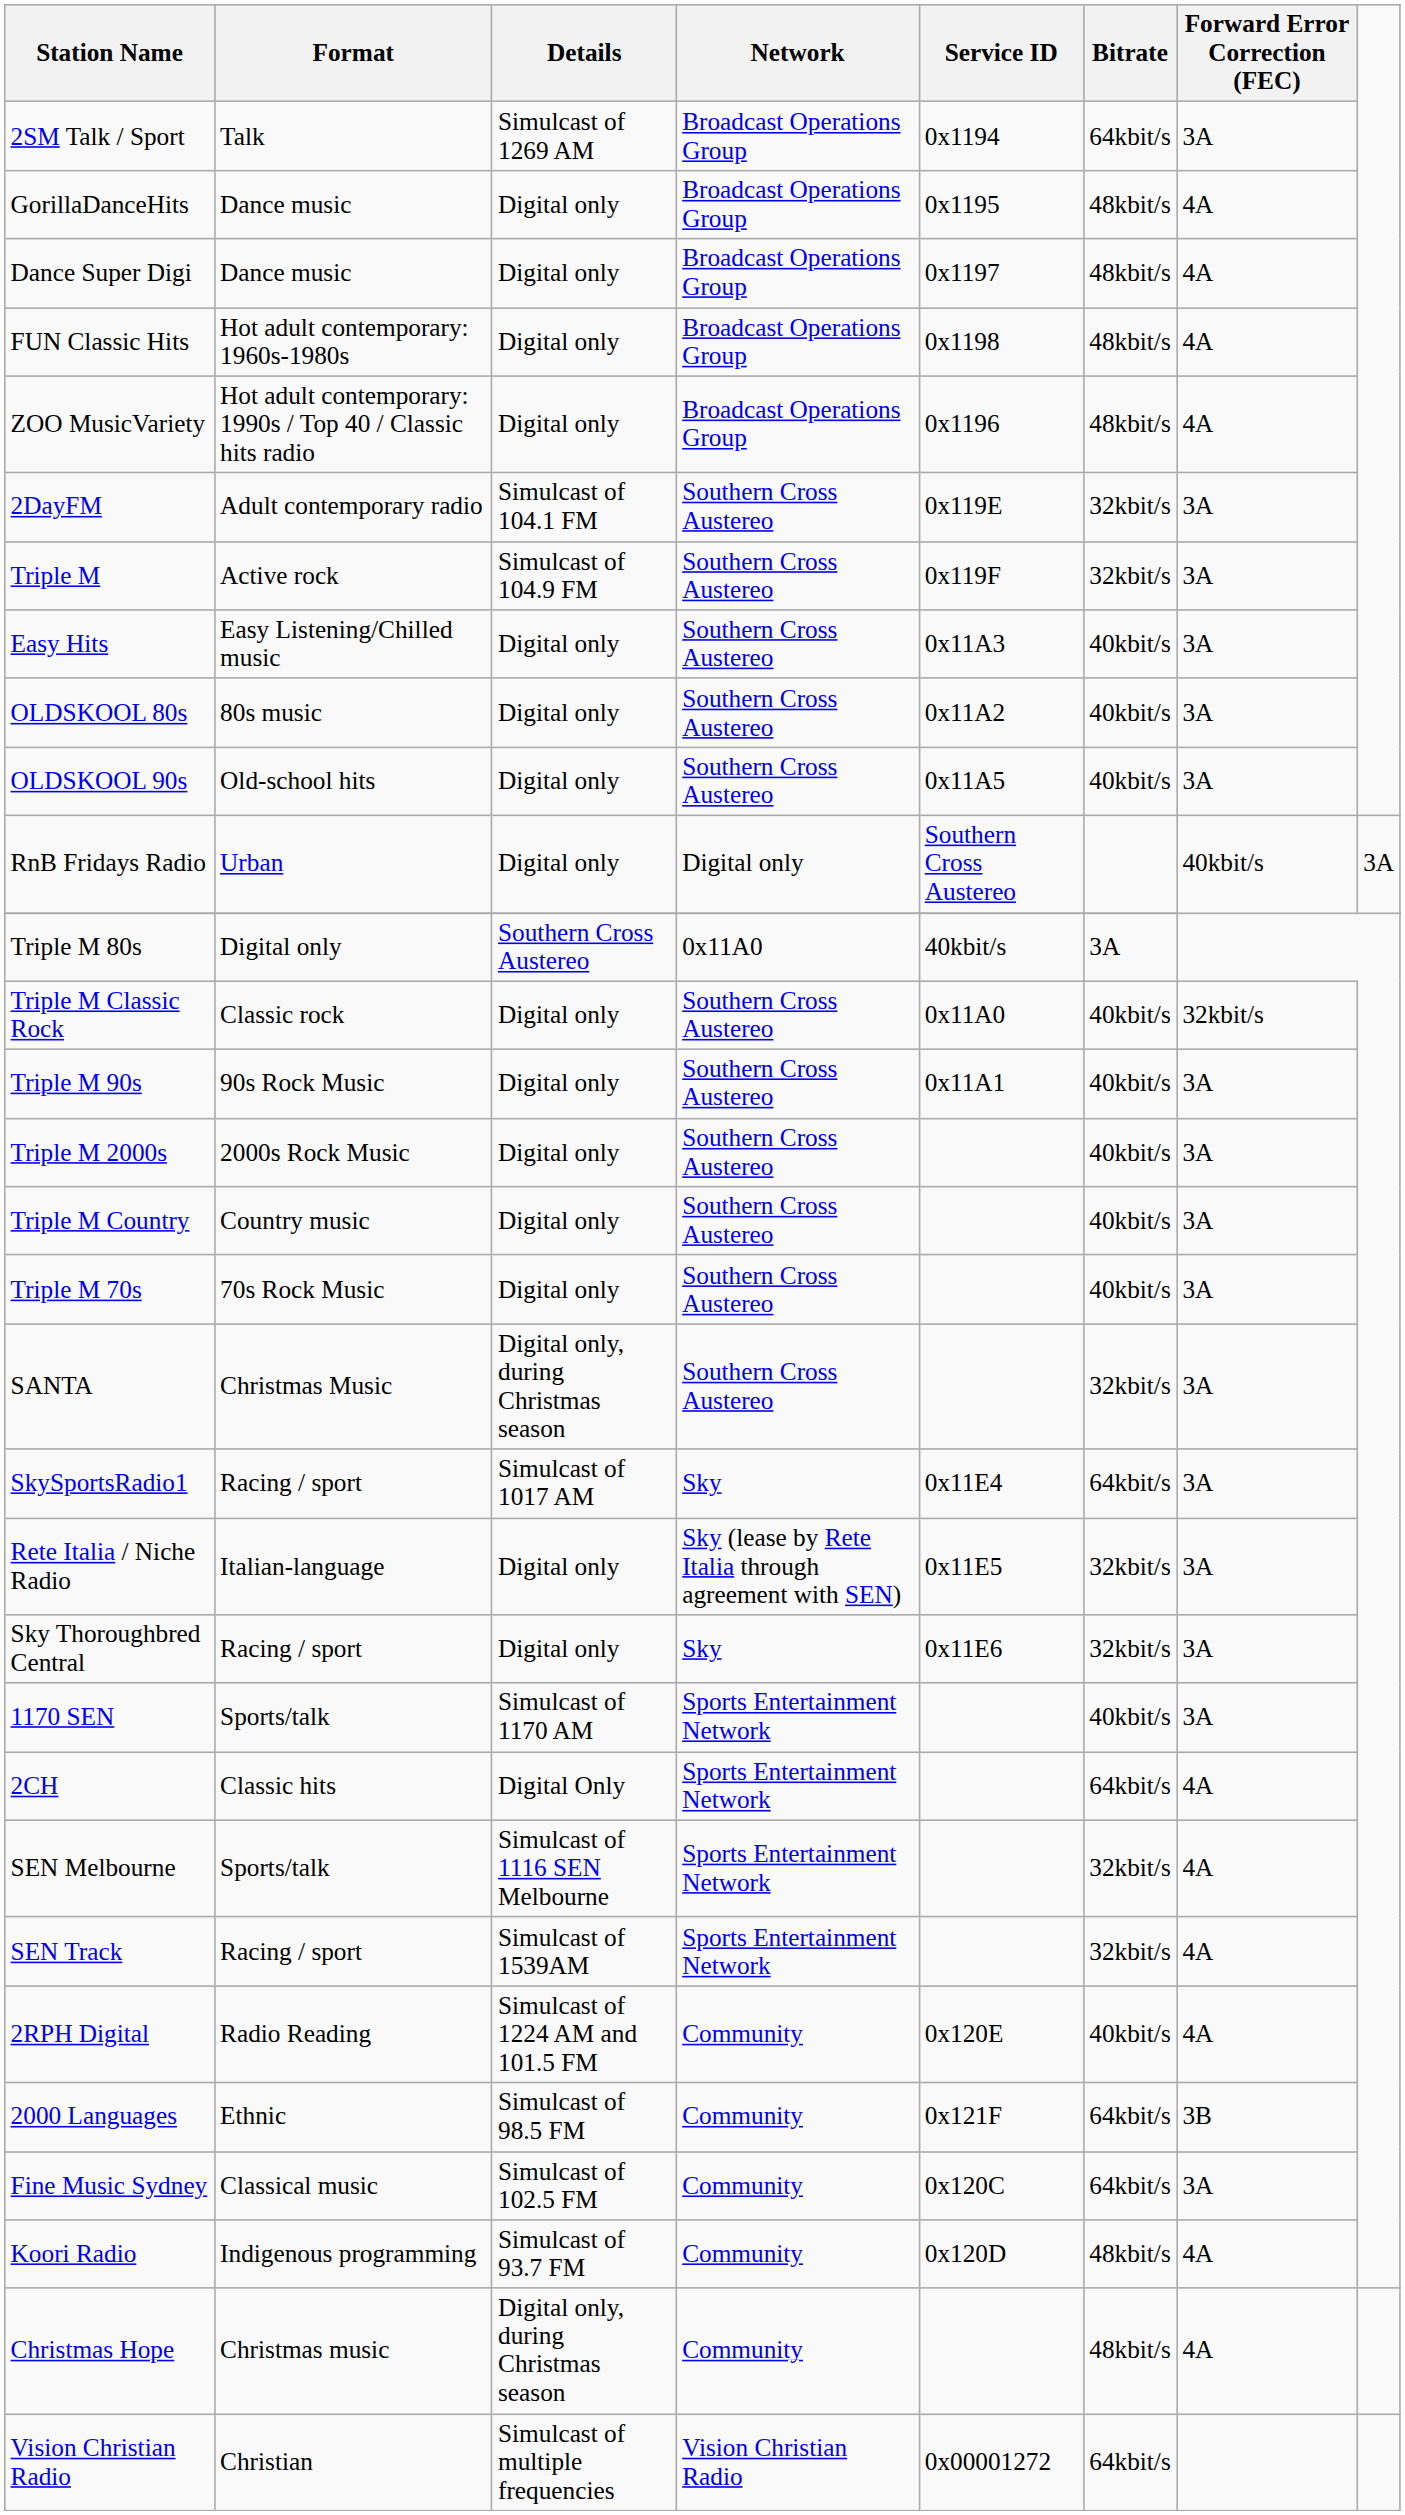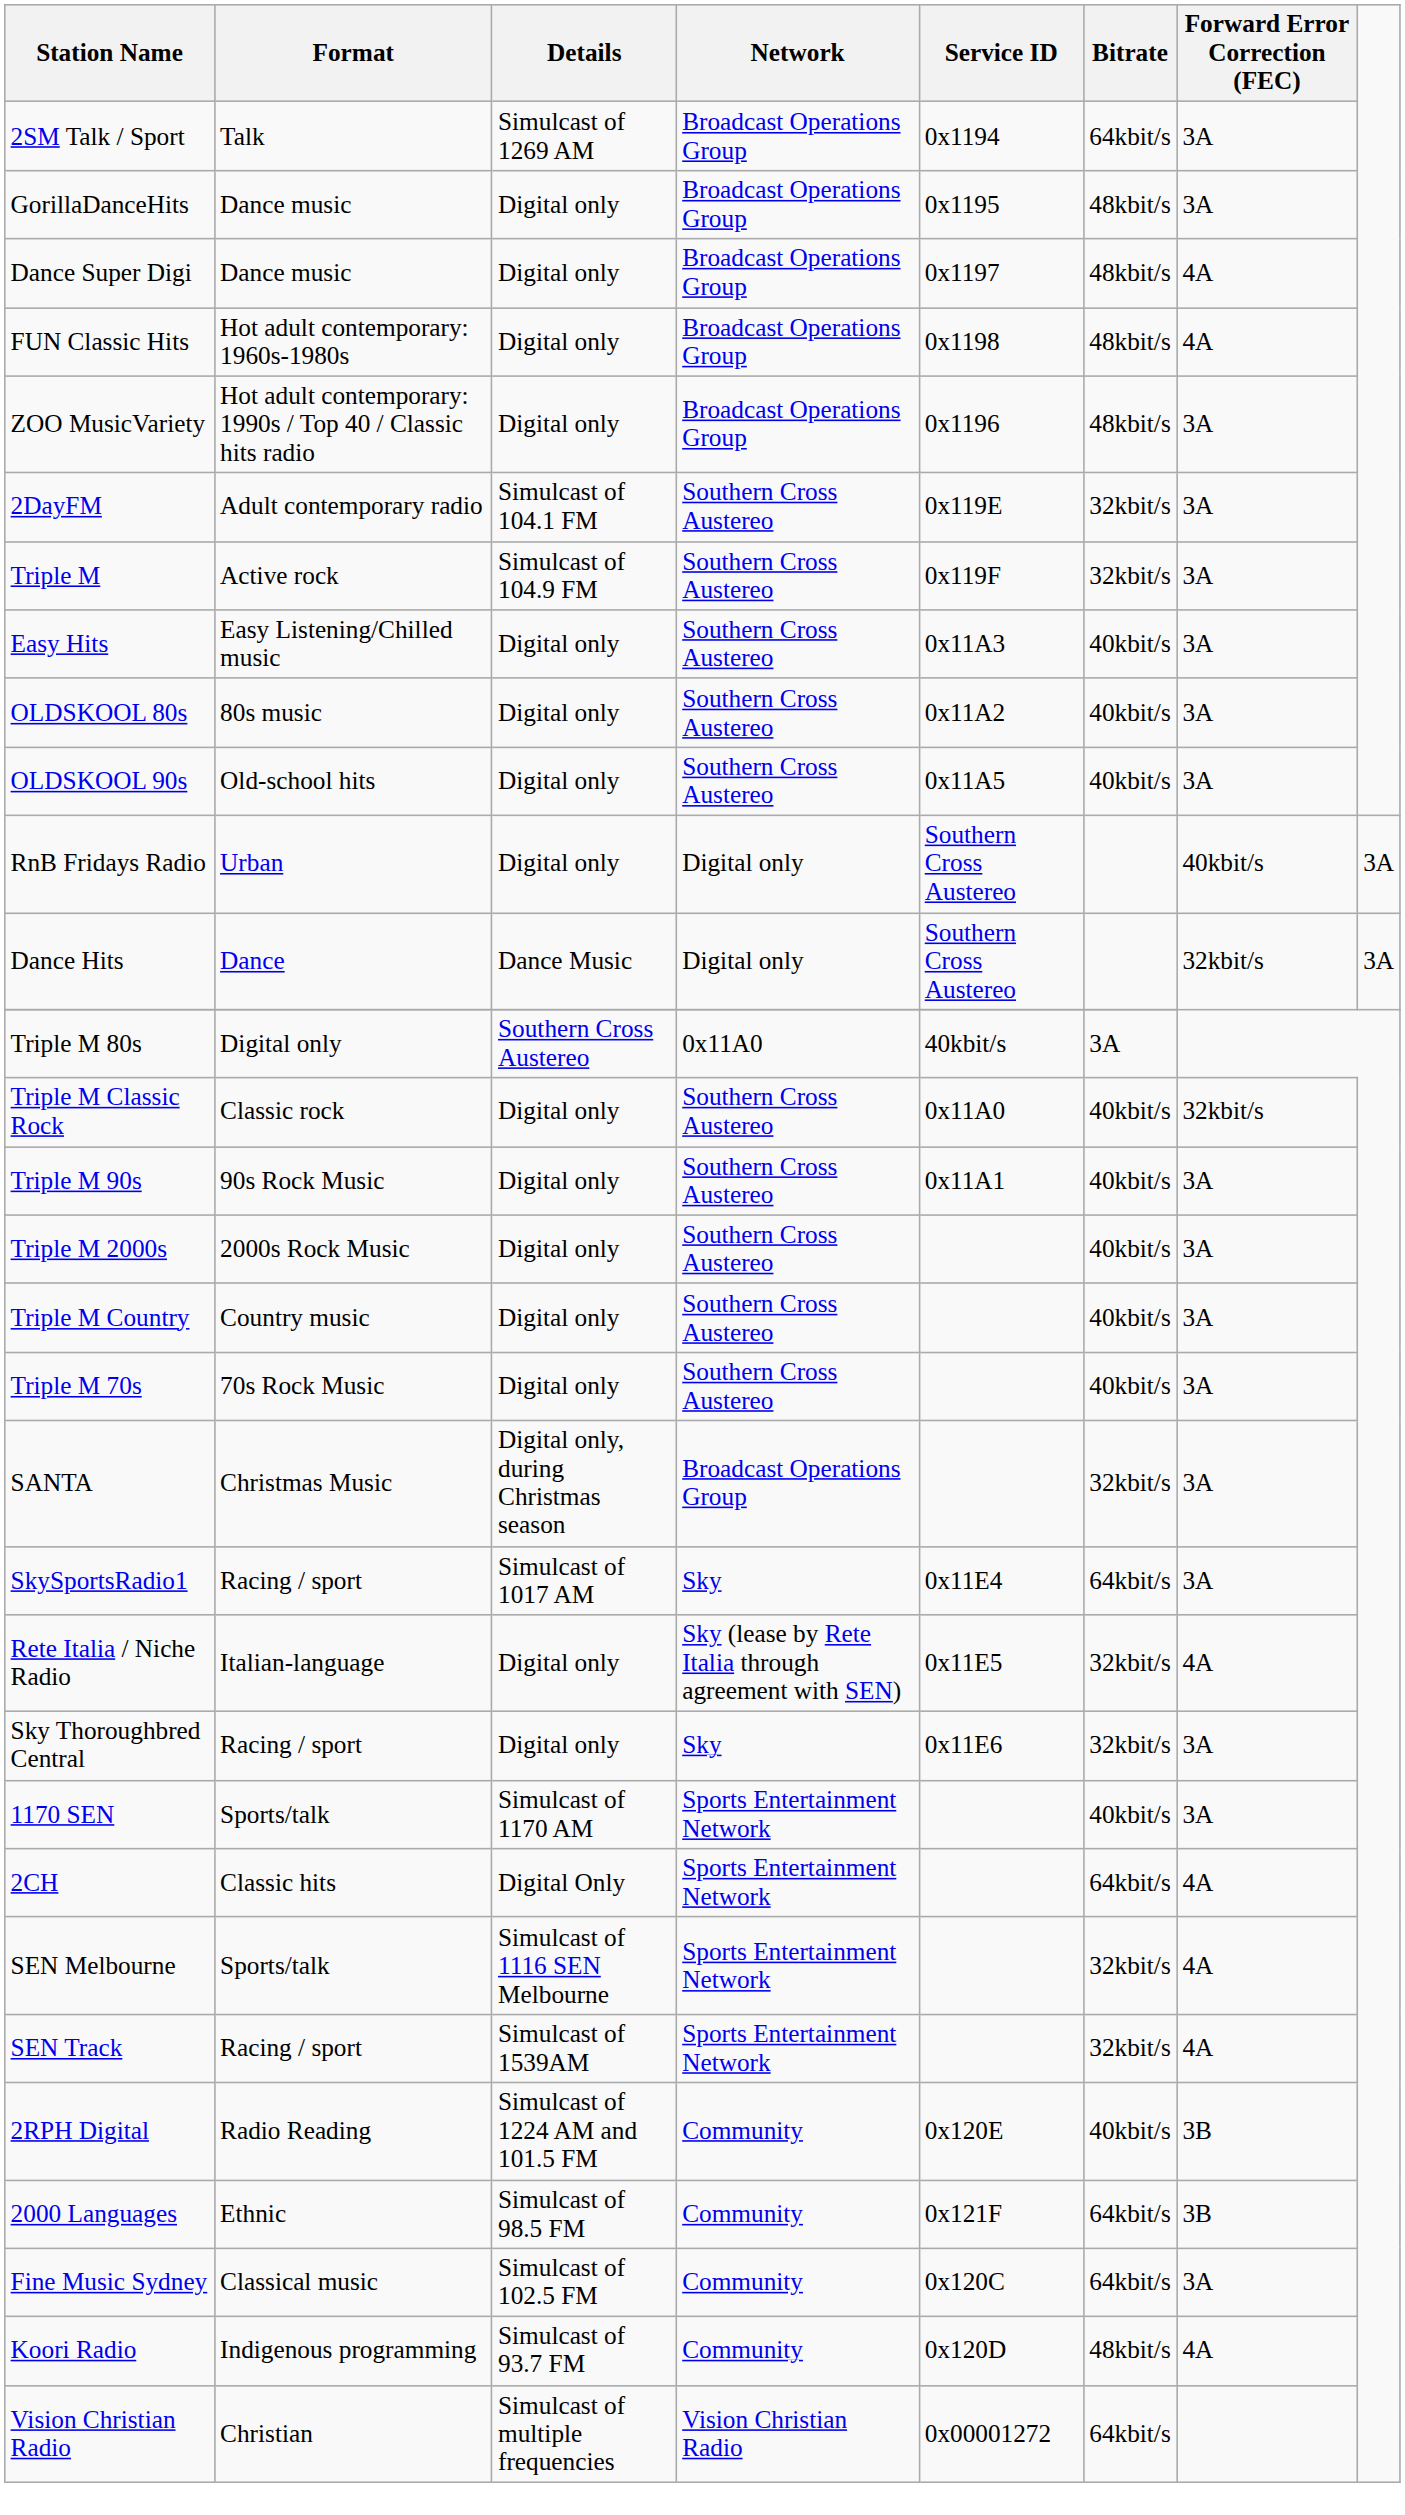(1198, 204) 4A -> (1198, 204) 3A
(1198, 424) 4A -> (1198, 424) 3A
+ row: (67, 960)
(760, 1386) Southern Cross Austereo -> (791, 1483) Broadcast Operations Group
(1198, 1565) 3A -> (1198, 1662) 4A
(1198, 2033) 4A -> (1197, 2130) 3B
- row: (92, 2350)
